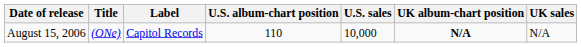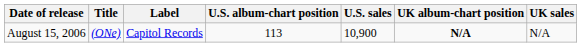(273, 32) 110 -> (273, 32) 113
(360, 32) 10,000 -> (360, 32) 10,900
